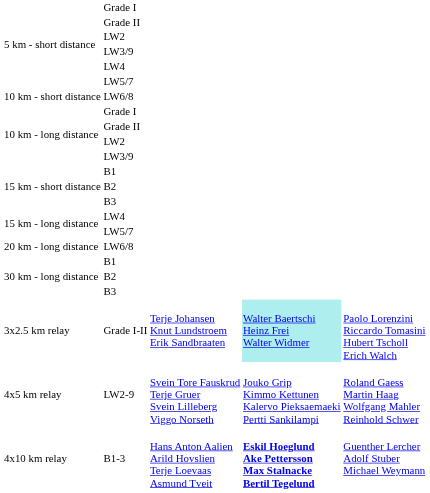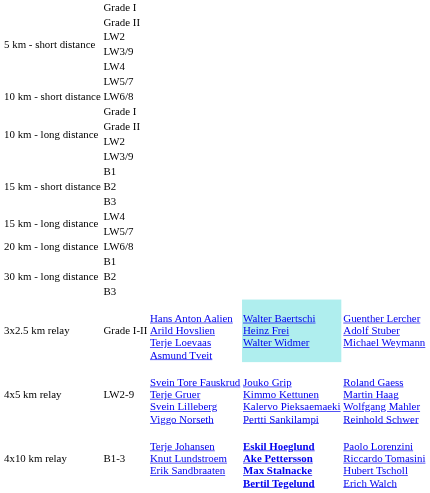(189, 330) Terje Johansen Knut Lundstroem Erik Sandbraaten -> (191, 337) Hans Anton Aalien Arild Hovslien Terje Loevaas Asmund Tveit
(384, 337) Paolo Lorenzini Riccardo Tomasini Hubert Tscholl Erich Walch -> (384, 330) Guenther Lercher Adolf Stuber Michael Weymann
(191, 464) Hans Anton Aalien Arild Hovslien Terje Loevaas Asmund Tveit -> (189, 458) Terje Johansen Knut Lundstroem Erik Sandbraaten
(384, 458) Guenther Lercher Adolf Stuber Michael Weymann -> (384, 464) Paolo Lorenzini Riccardo Tomasini Hubert Tscholl Erich Walch
